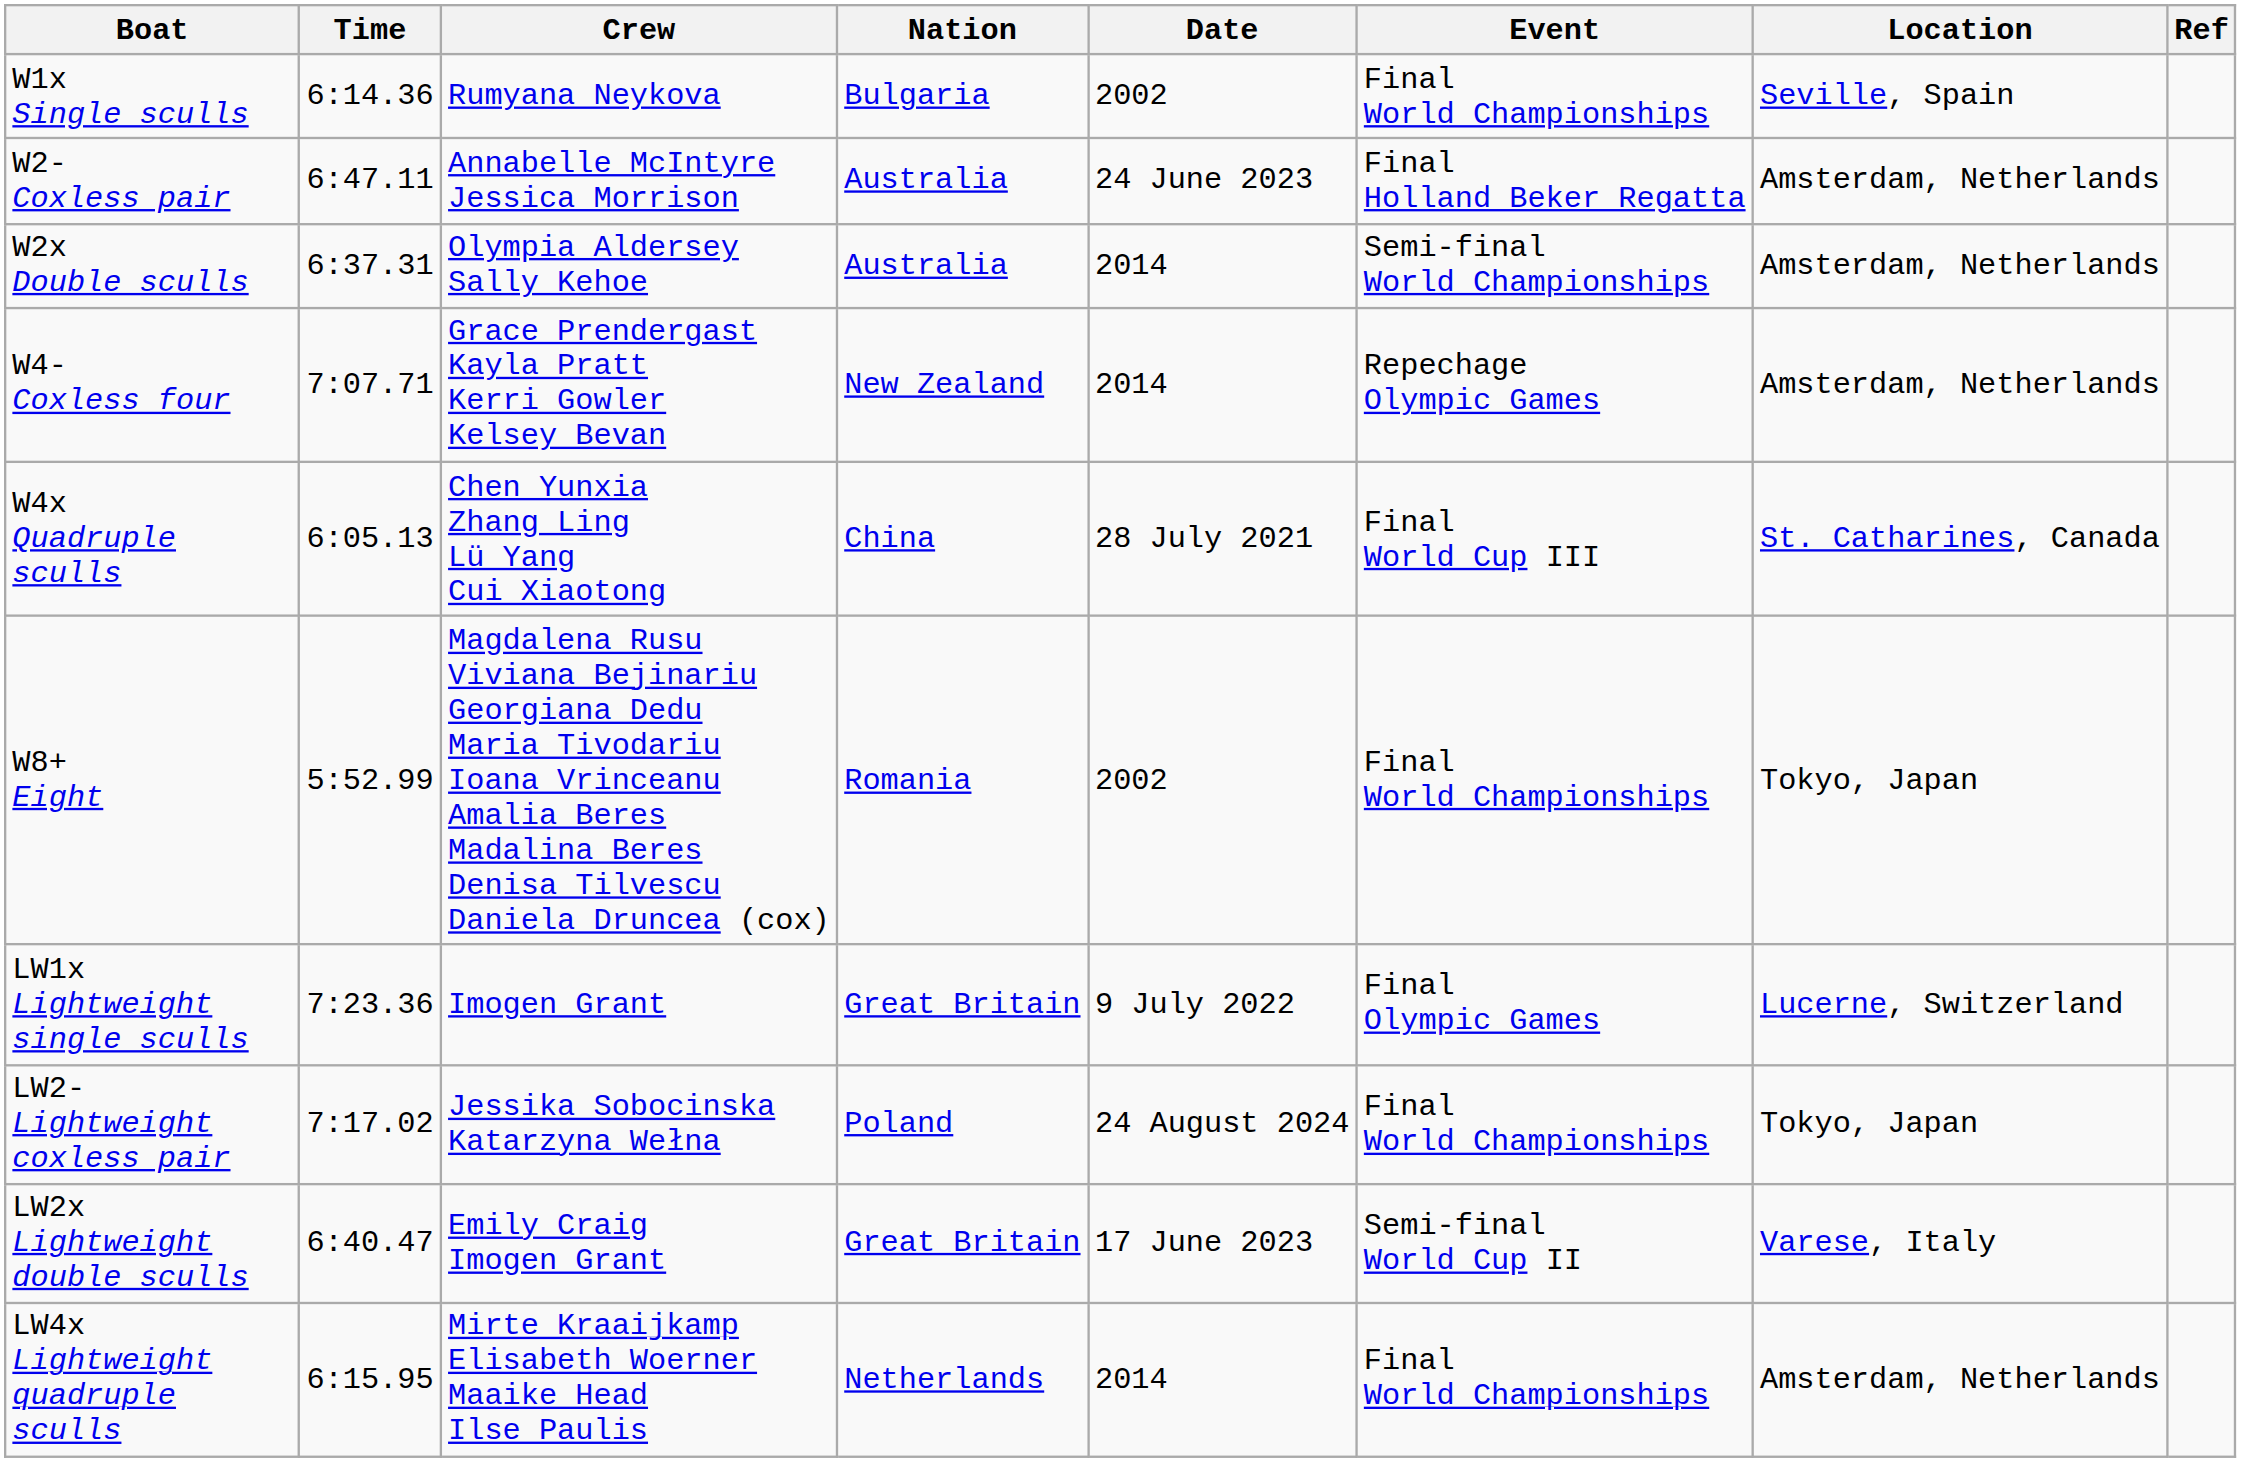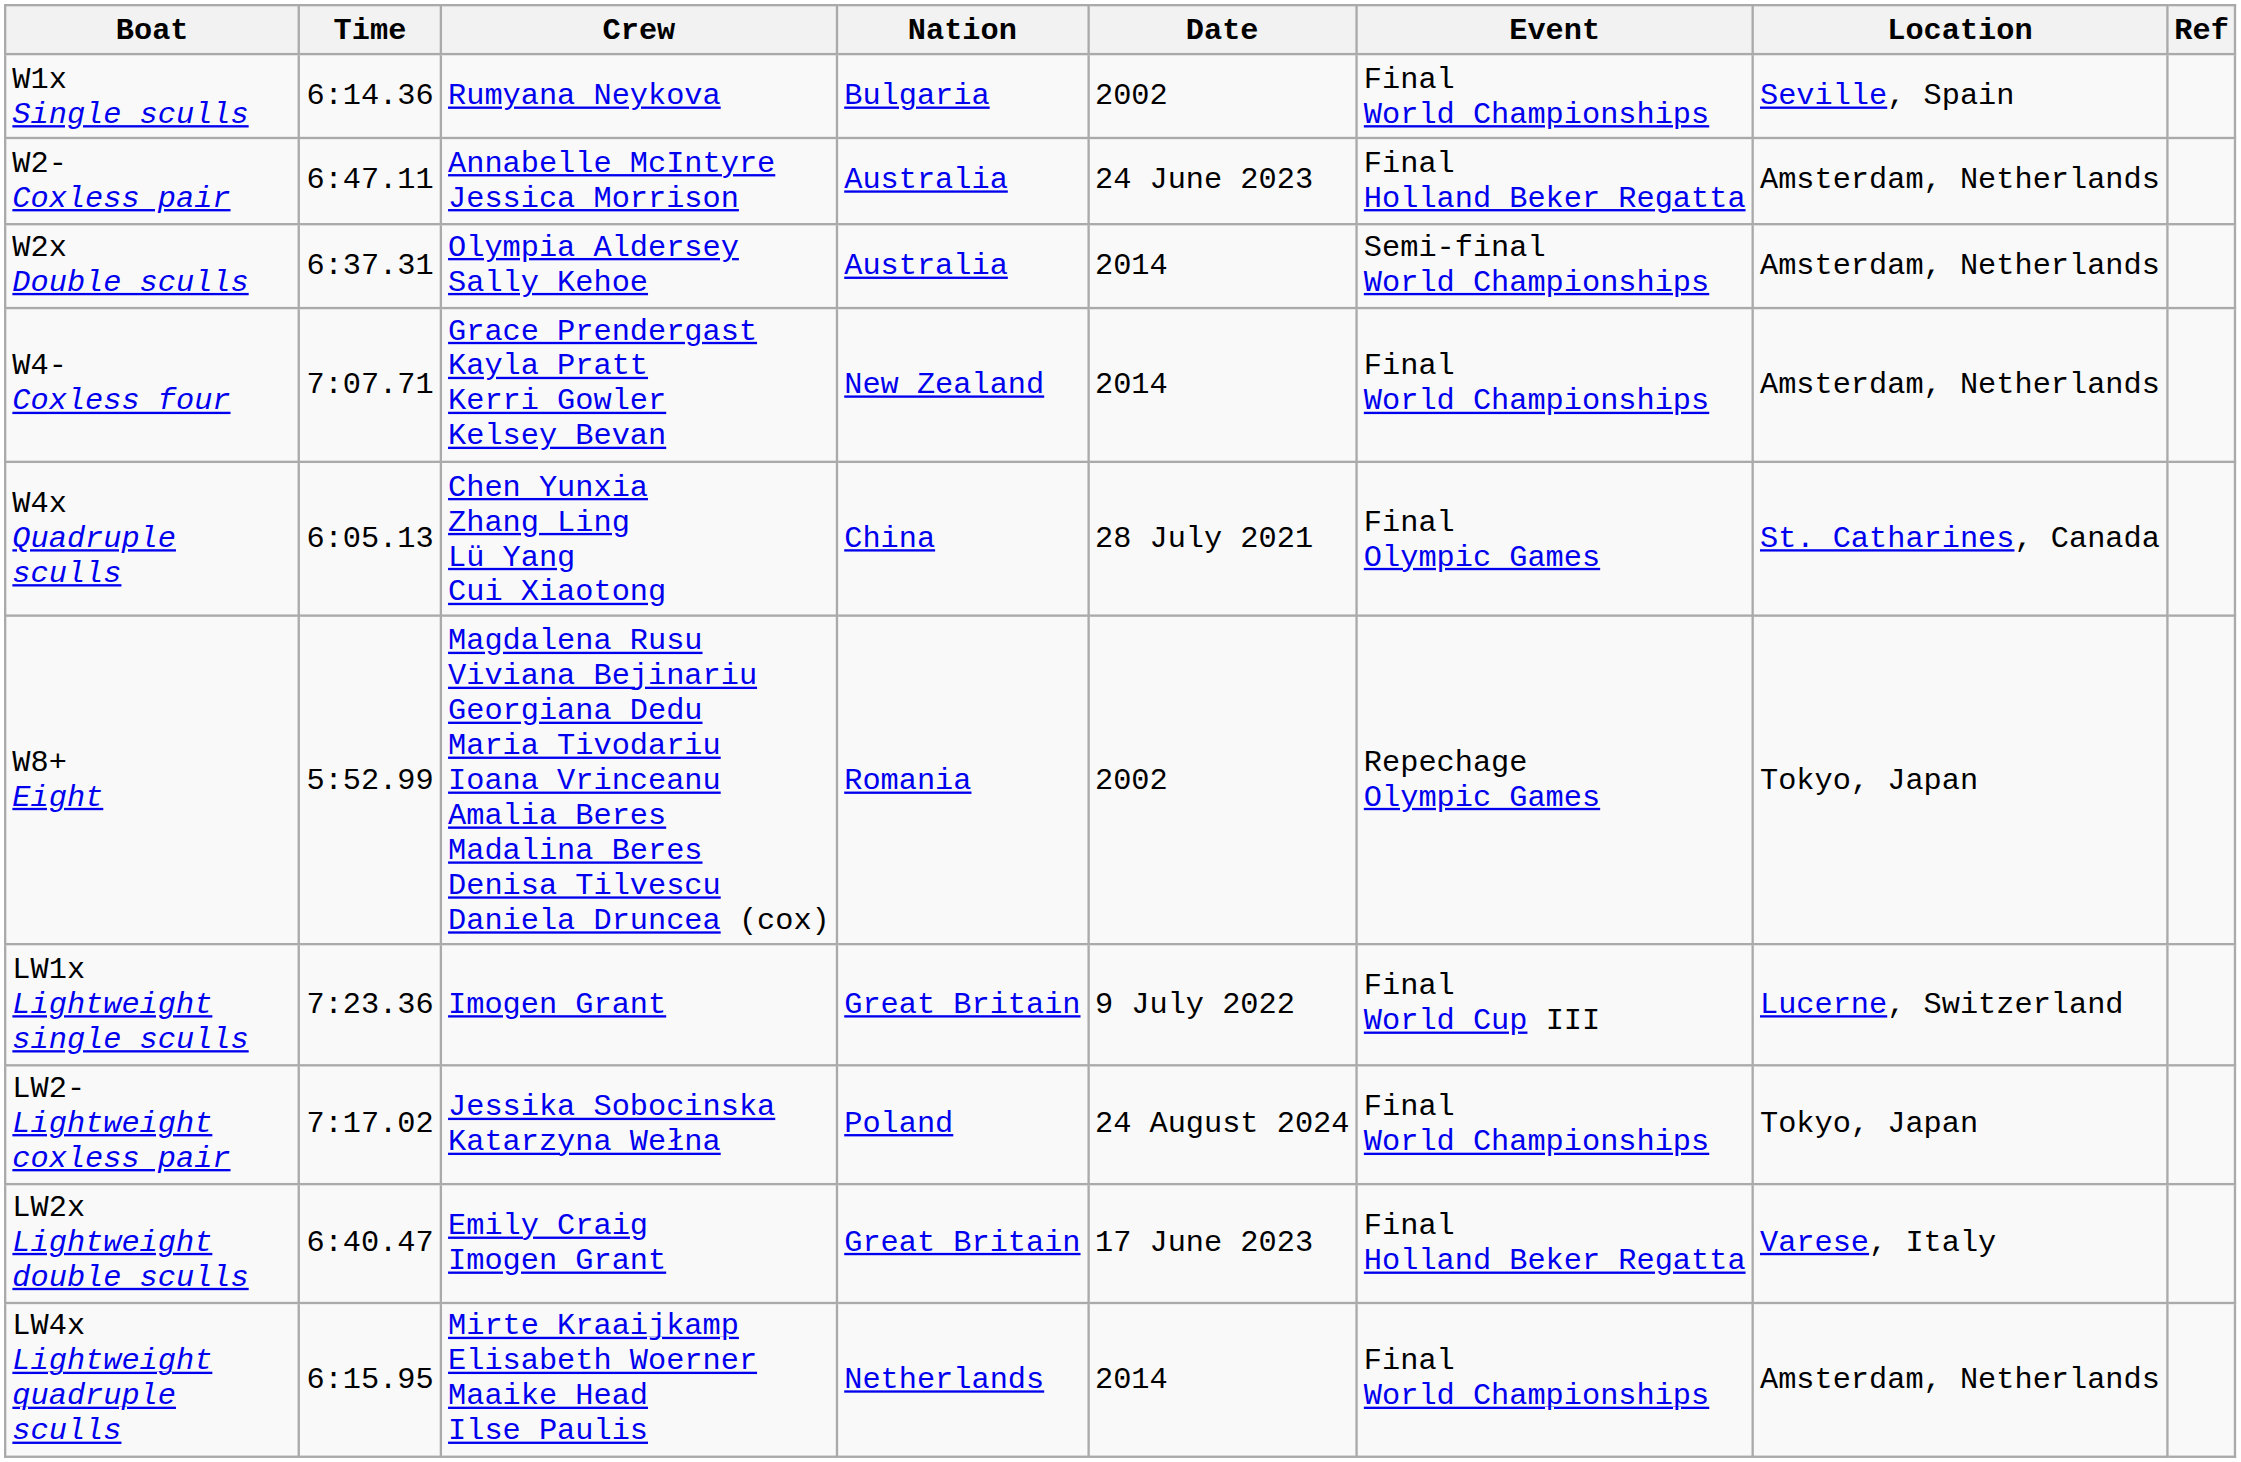(1482, 385) Repechage Olympic Games -> (1537, 385) Final World Championships
(1482, 539) Final World Cup III -> (1482, 539) Final Olympic Games
(1537, 780) Final World Championships -> (1482, 780) Repechage Olympic Games
(1482, 1005) Final Olympic Games -> (1482, 1005) Final World Cup III
(1473, 1243) Semi-final World Cup II -> (1555, 1243) Final Holland Beker Regatta
